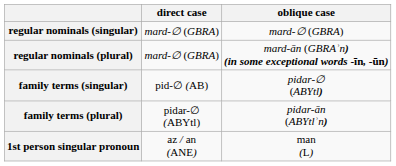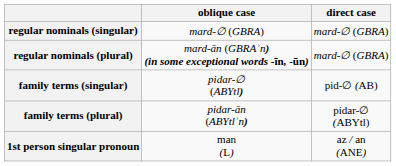columns swapped: (182, 13) <-> (306, 13)
